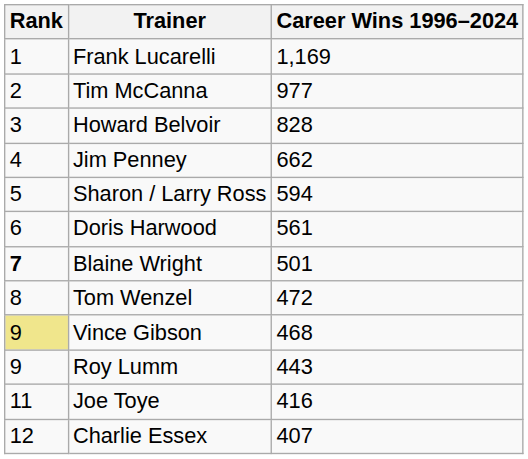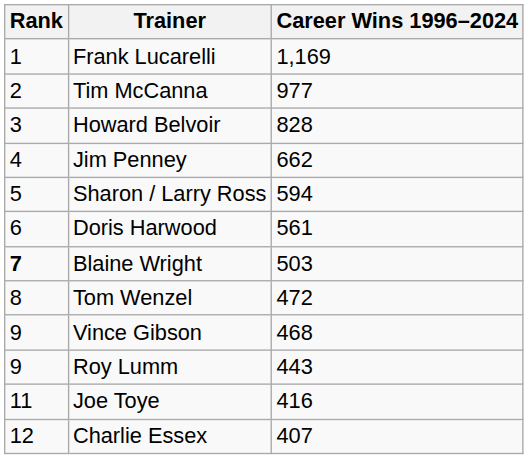(295, 263) 501 -> (295, 263) 503
(16, 332) khaki background -> (16, 332) no background
